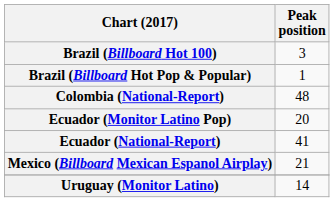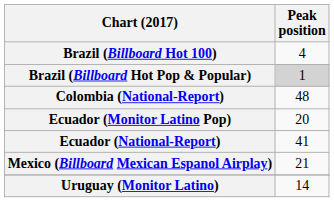(302, 53) 3 -> (302, 53) 4
(302, 75) no background -> (302, 75) lightgrey background
